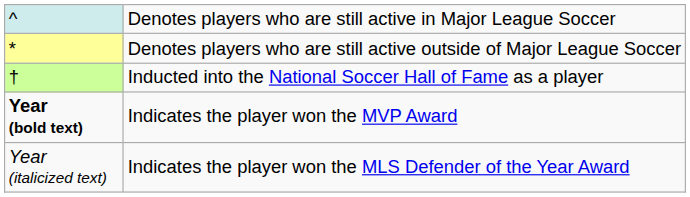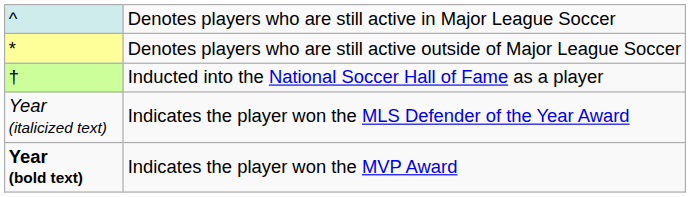rows swapped: (46, 116) <-> (58, 166)
